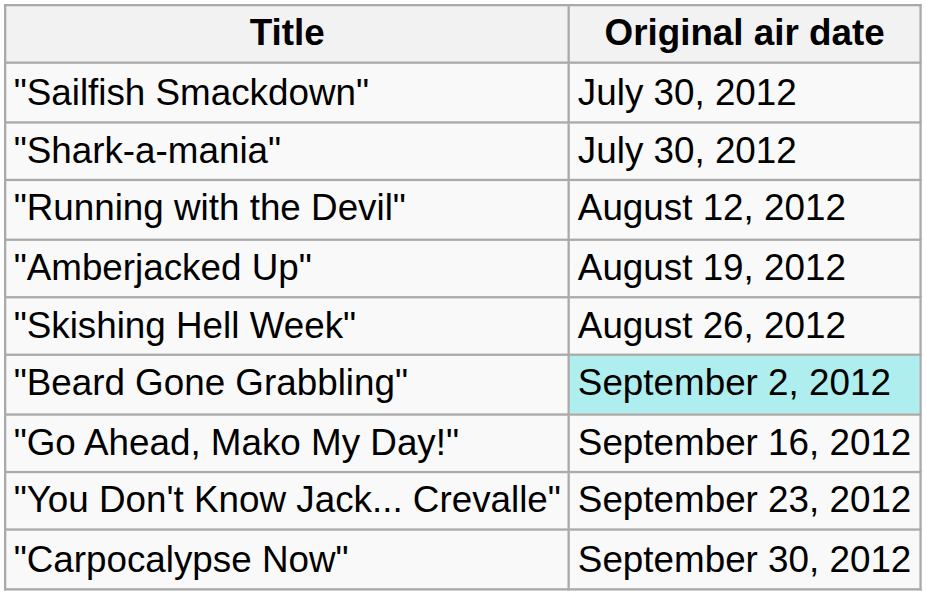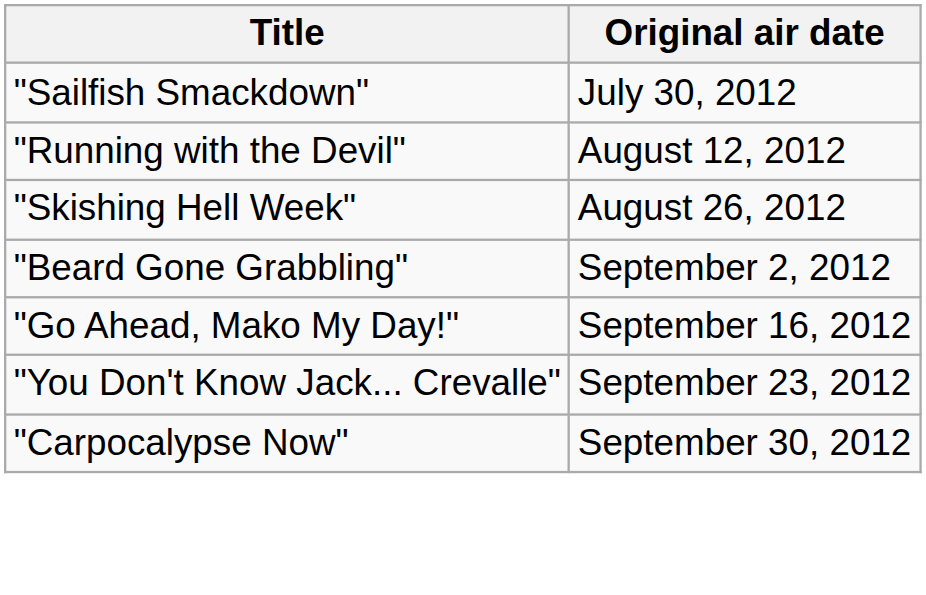- row: (147, 150)
- row: (163, 267)
(734, 383) paleturquoise background -> (734, 267) no background
